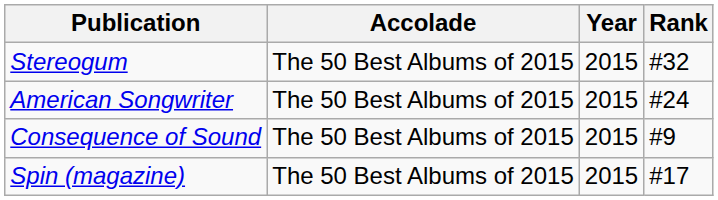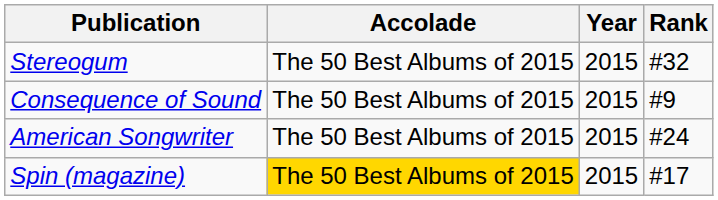rows swapped: (122, 99) <-> (136, 137)
(423, 175) no background -> (423, 175) gold background
